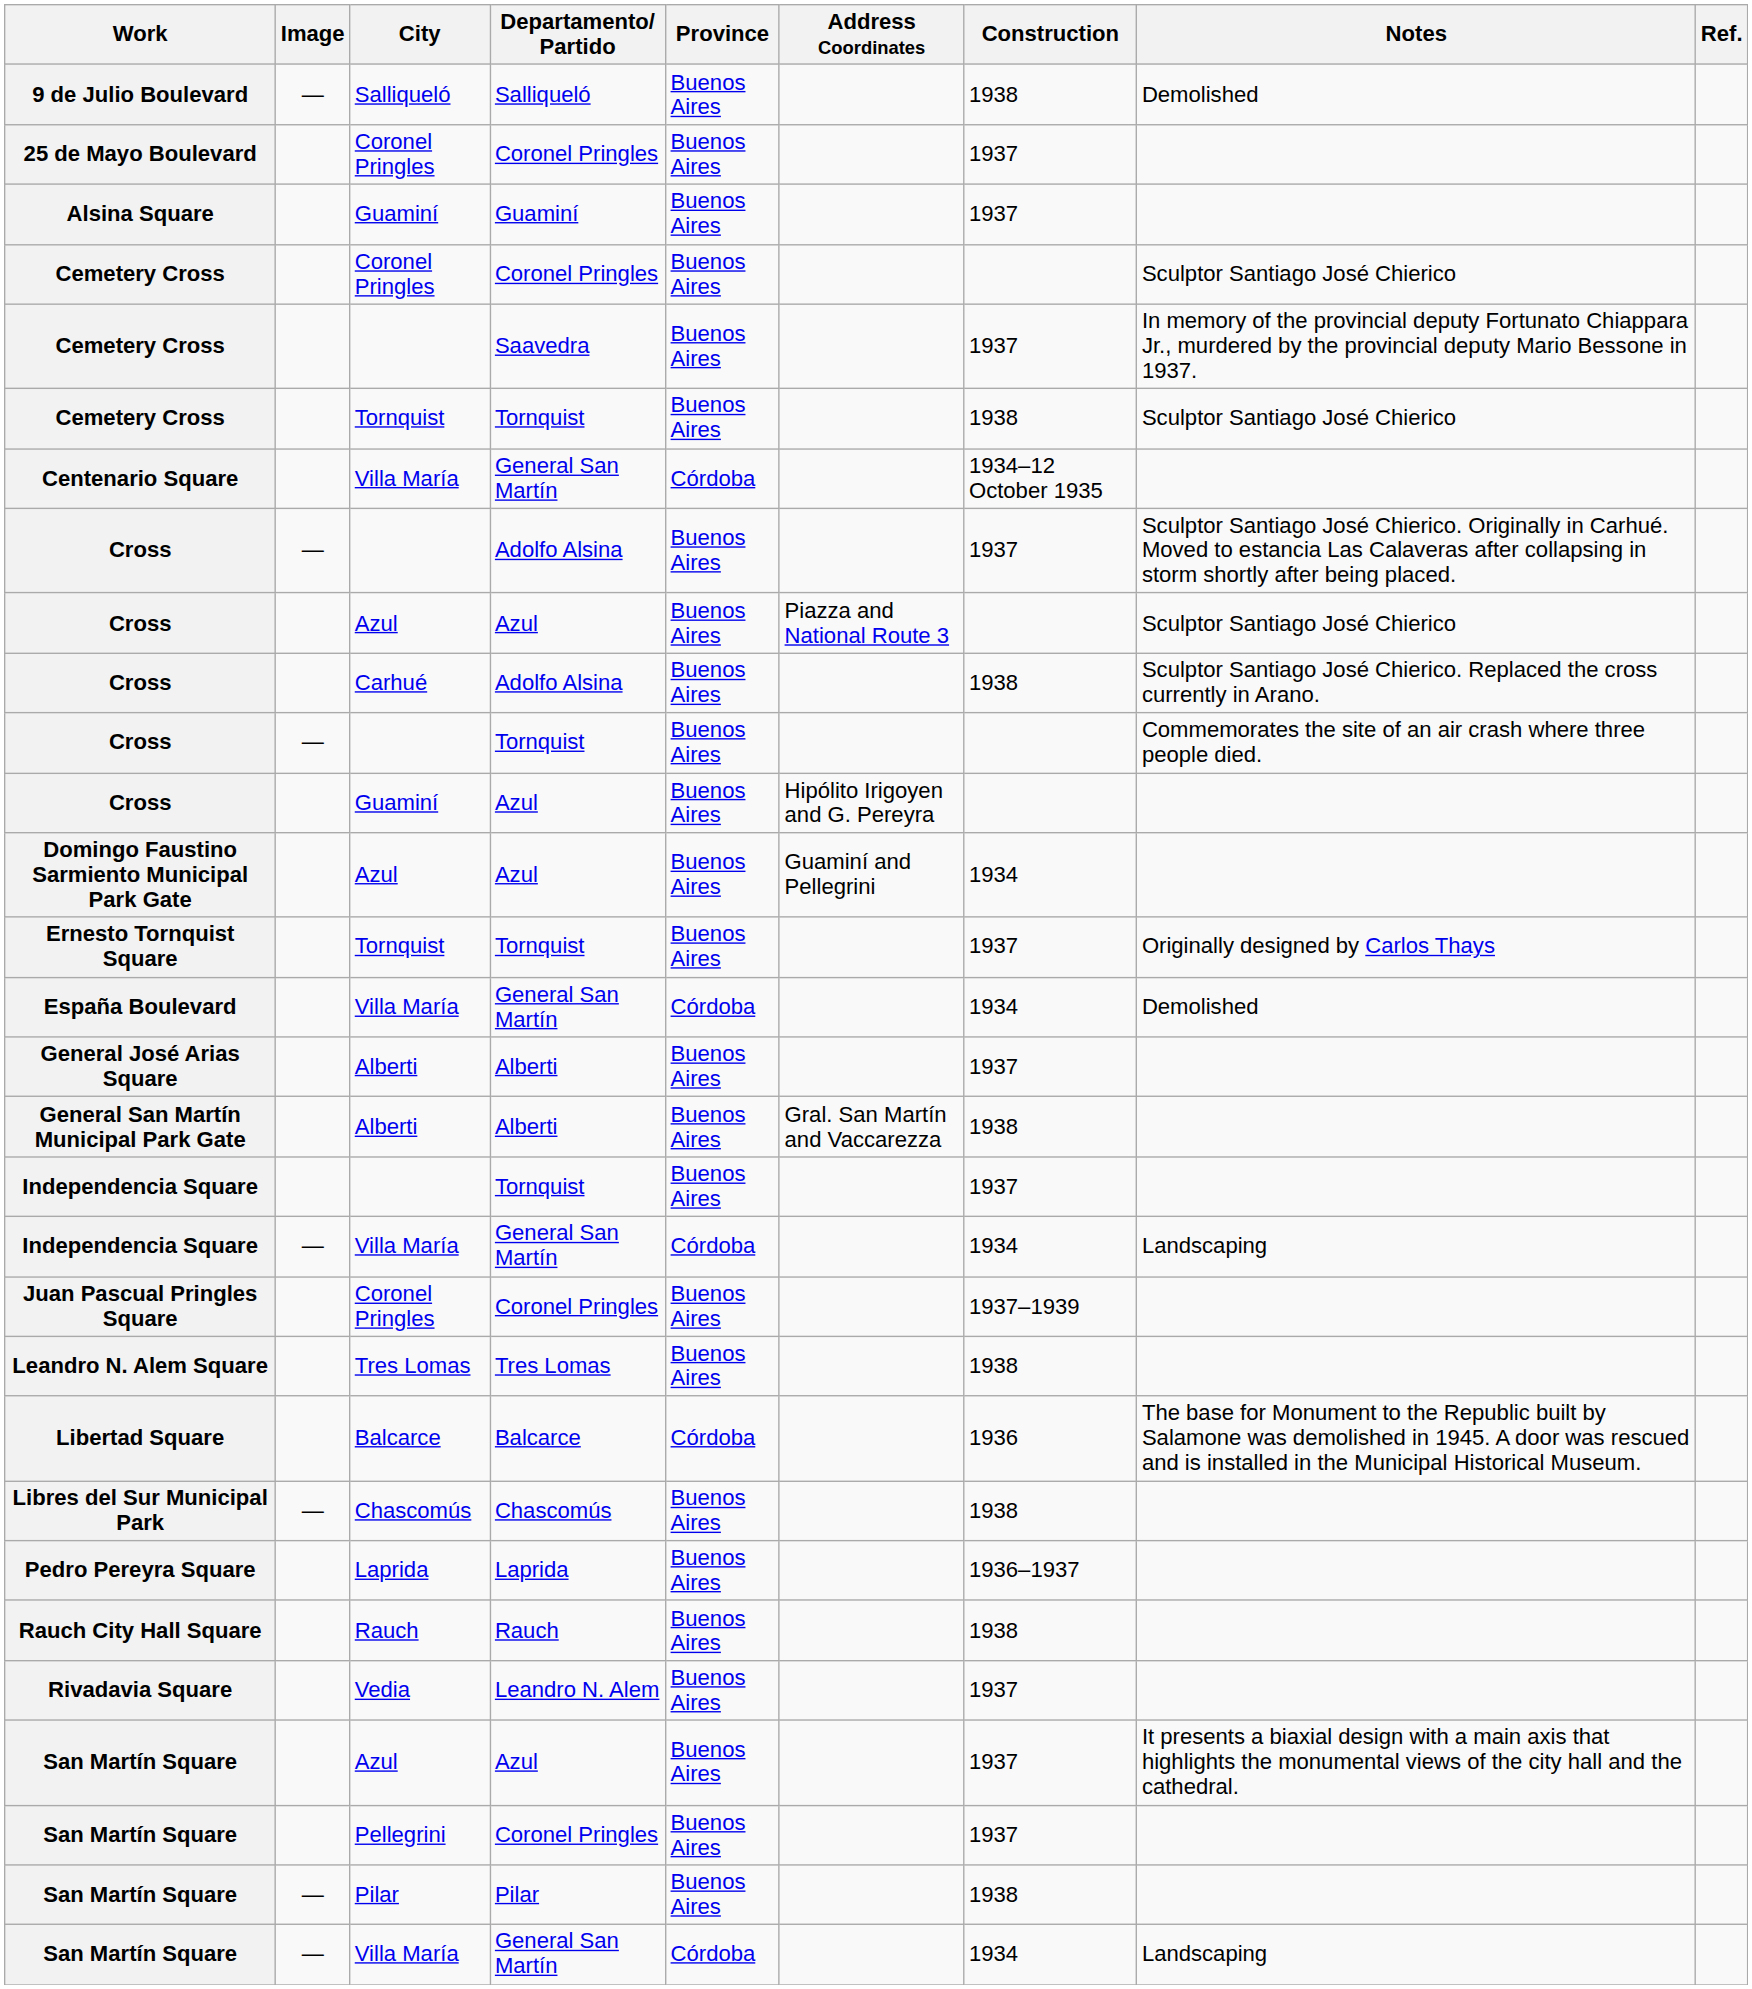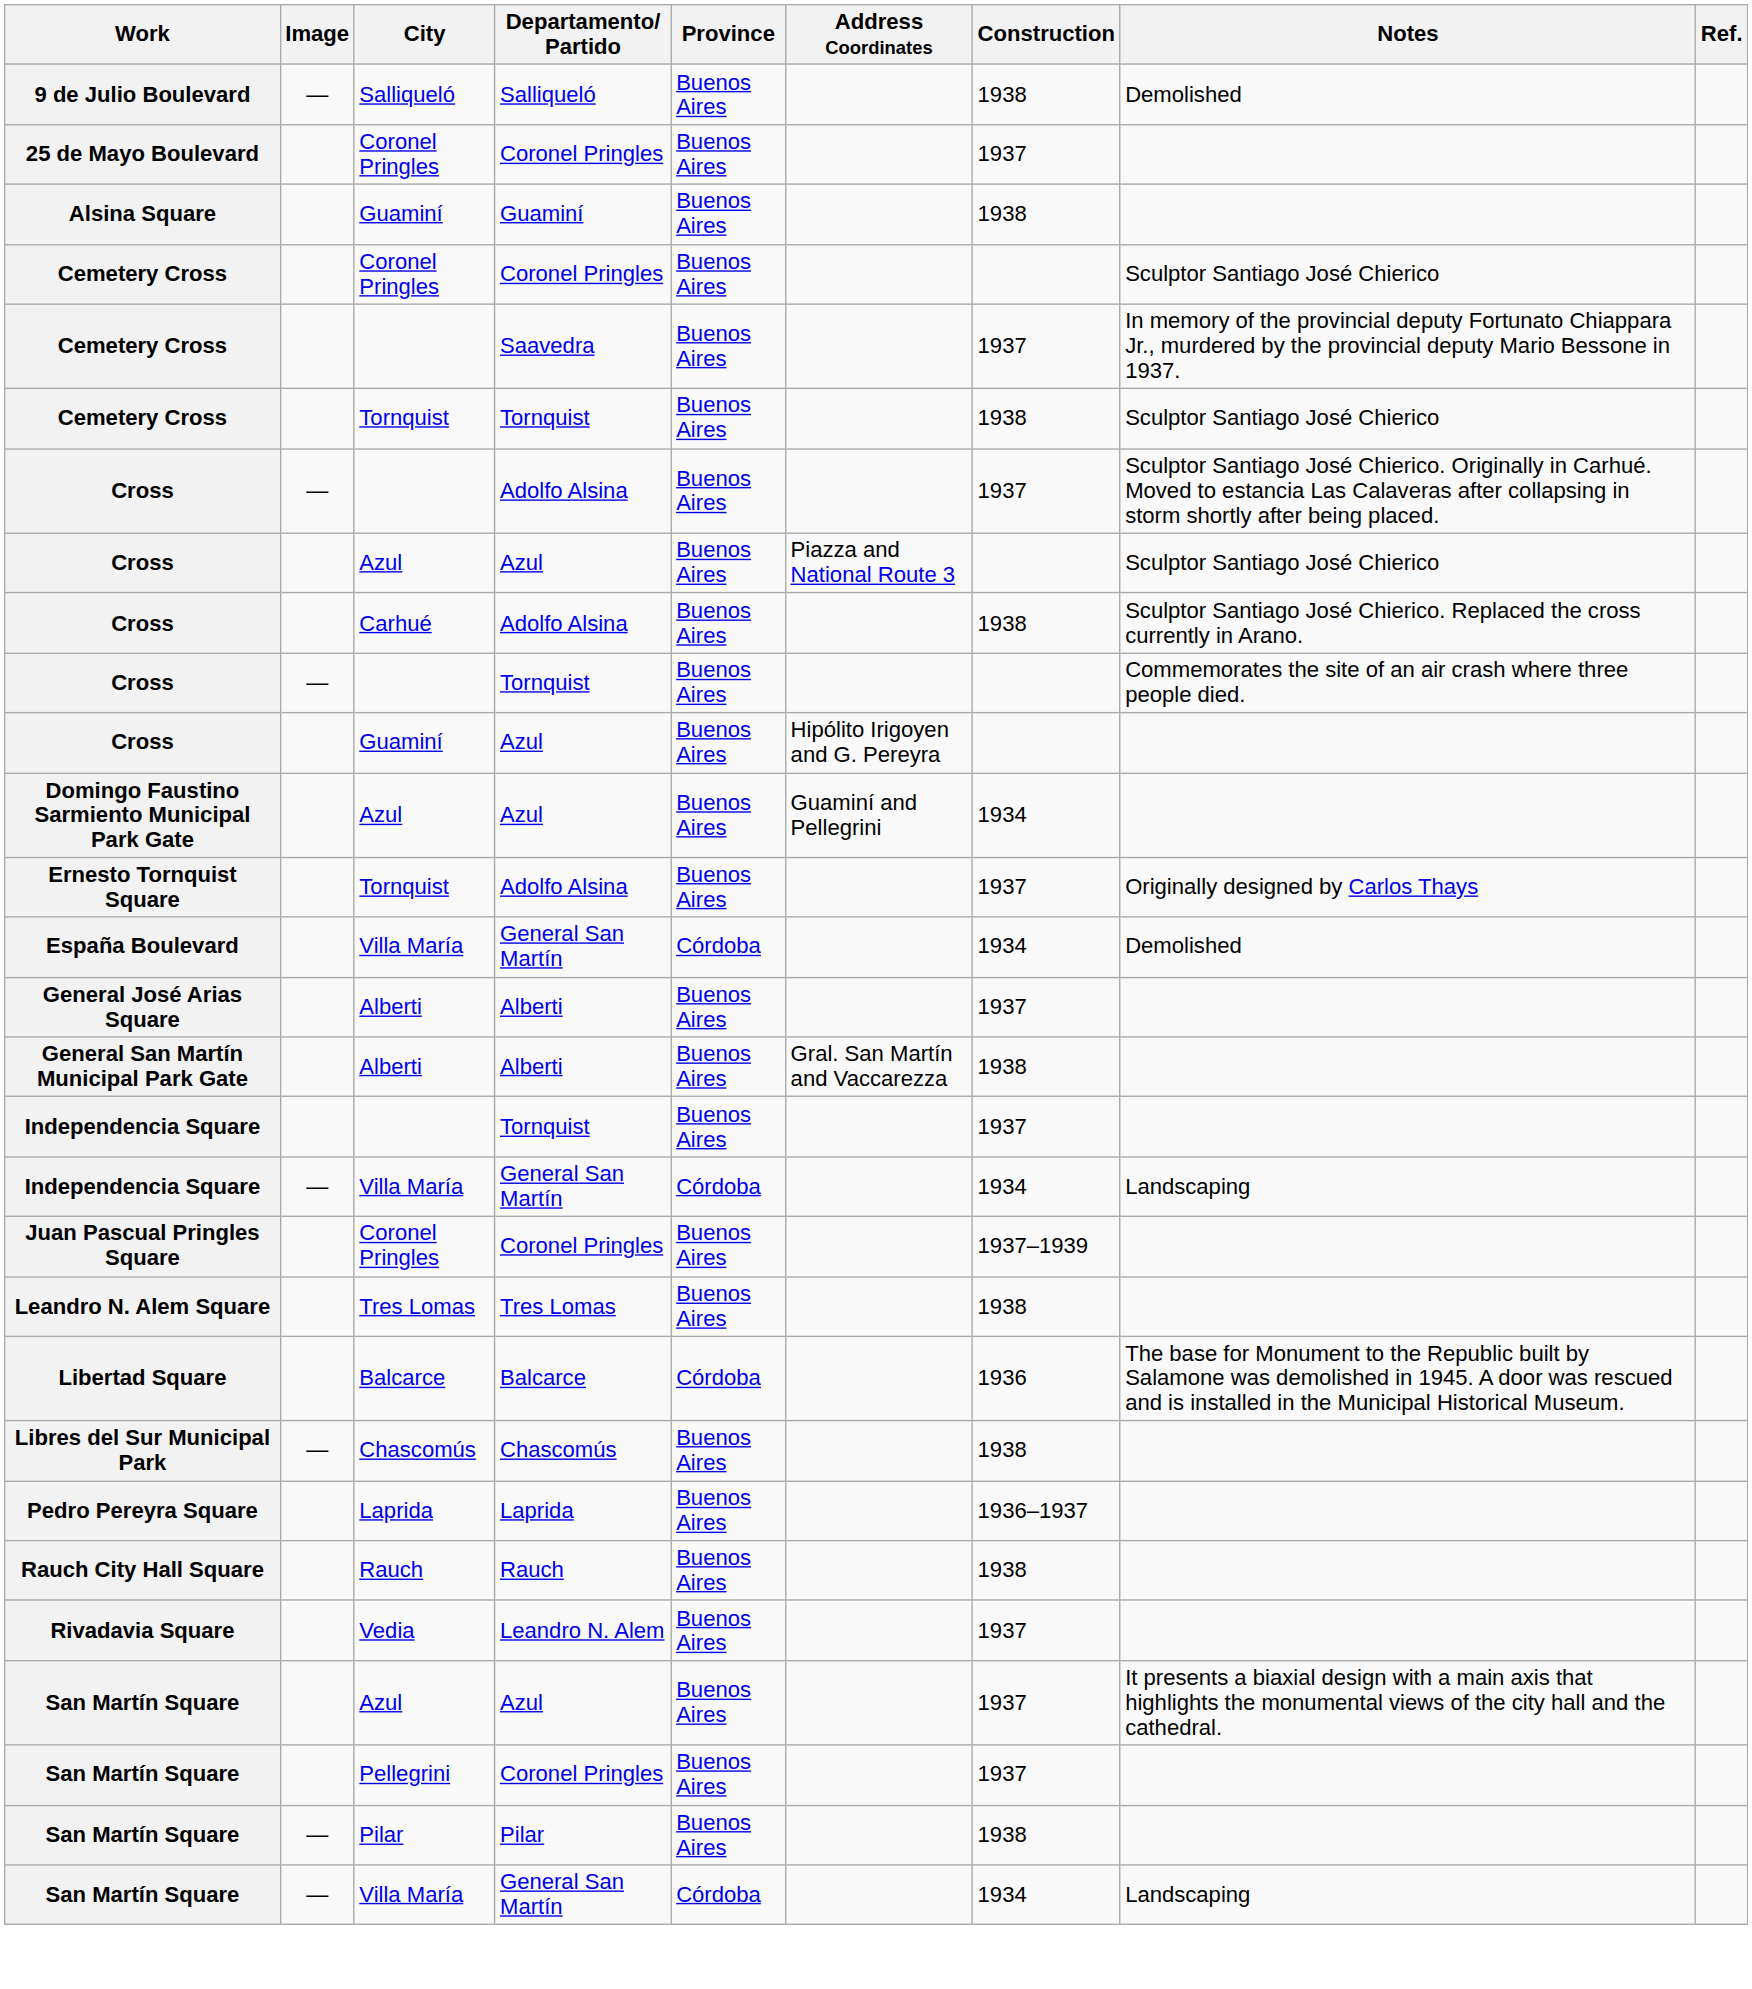(994, 214) 1937 -> (1002, 214) 1938
- row: (140, 478)
(540, 946) Tornquist -> (564, 887) Adolfo Alsina
